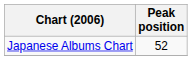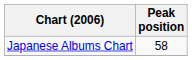(161, 45) 52 -> (161, 45) 58
